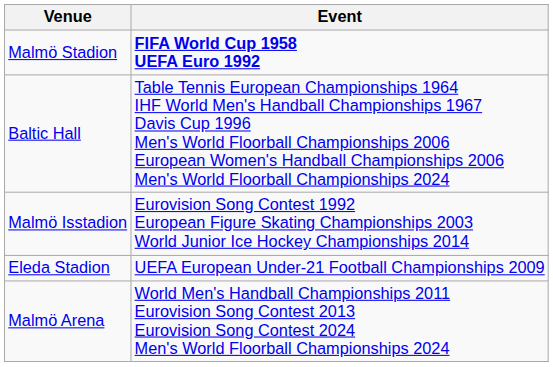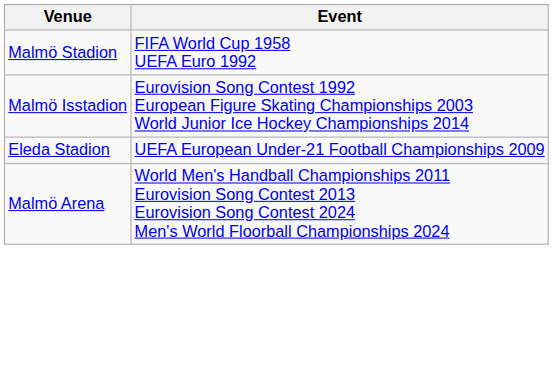(216, 52) bold -> (212, 52) normal
- row: (45, 133)
